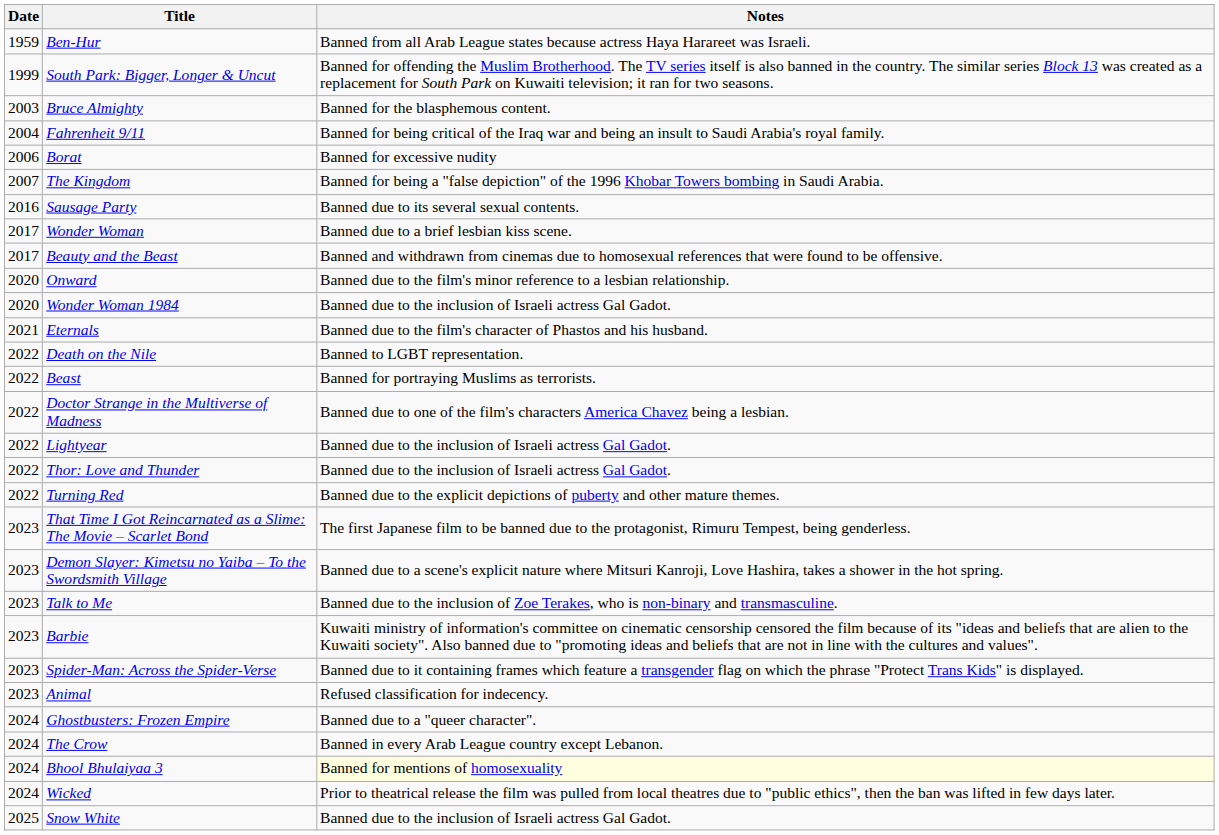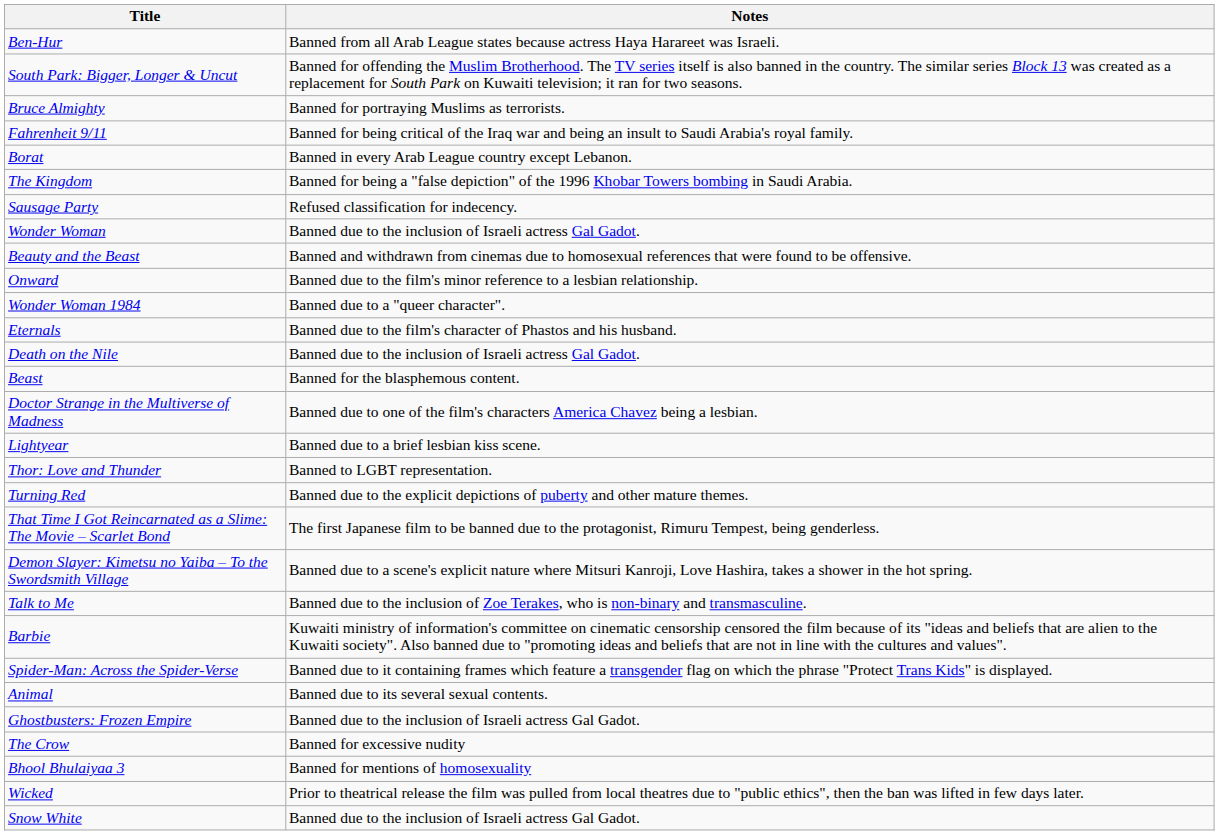- column: (24, 16)
(435, 108) Banned for the blasphemous content. -> (427, 108) Banned for portraying Muslims as terrorists.
(408, 157) Banned for excessive nudity -> (460, 157) Banned in every Arab League country except Lebanon.
(450, 206) Banned due to its several sexual contents. -> (403, 206) Refused classification for indecency.
(446, 231) Banned due to a brief lesbian kiss scene. -> (464, 231) Banned due to the inclusion of Israeli actress Gal Gadot.
(496, 305) Banned due to the inclusion of Israeli actress Gal Gadot. -> (397, 305) Banned due to a "queer character".
(422, 354) Banned to LGBT representation. -> (464, 354) Banned due to the inclusion of Israeli actress Gal Gadot.
(458, 378) Banned for portraying Muslims as terrorists. -> (404, 378) Banned for the blasphemous content.
(496, 445) Banned due to the inclusion of Israeli actress Gal Gadot. -> (415, 445) Banned due to a brief lesbian kiss scene.
(496, 470) Banned due to the inclusion of Israeli actress Gal Gadot. -> (391, 470) Banned to LGBT representation.
(434, 694) Refused classification for indecency. -> (418, 694) Banned due to its several sexual contents.
(428, 719) Banned due to a "queer character". -> (464, 719) Banned due to the inclusion of Israeli actress Gal Gadot.
(492, 744) Banned in every Arab League country except Lebanon. -> (377, 744) Banned for excessive nudity
(441, 768) lightyellow background -> (410, 768) no background
